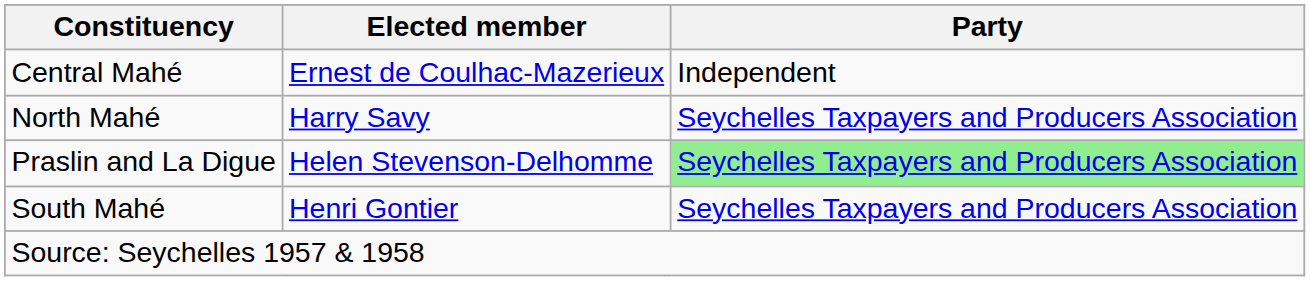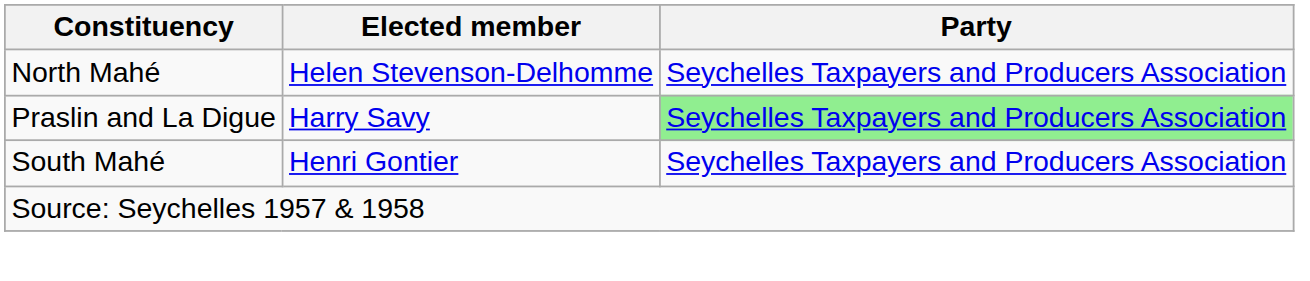- row: (97, 72)
(359, 117) Harry Savy -> (471, 72) Helen Stevenson-Delhomme
(471, 162) Helen Stevenson-Delhomme -> (359, 117) Harry Savy
